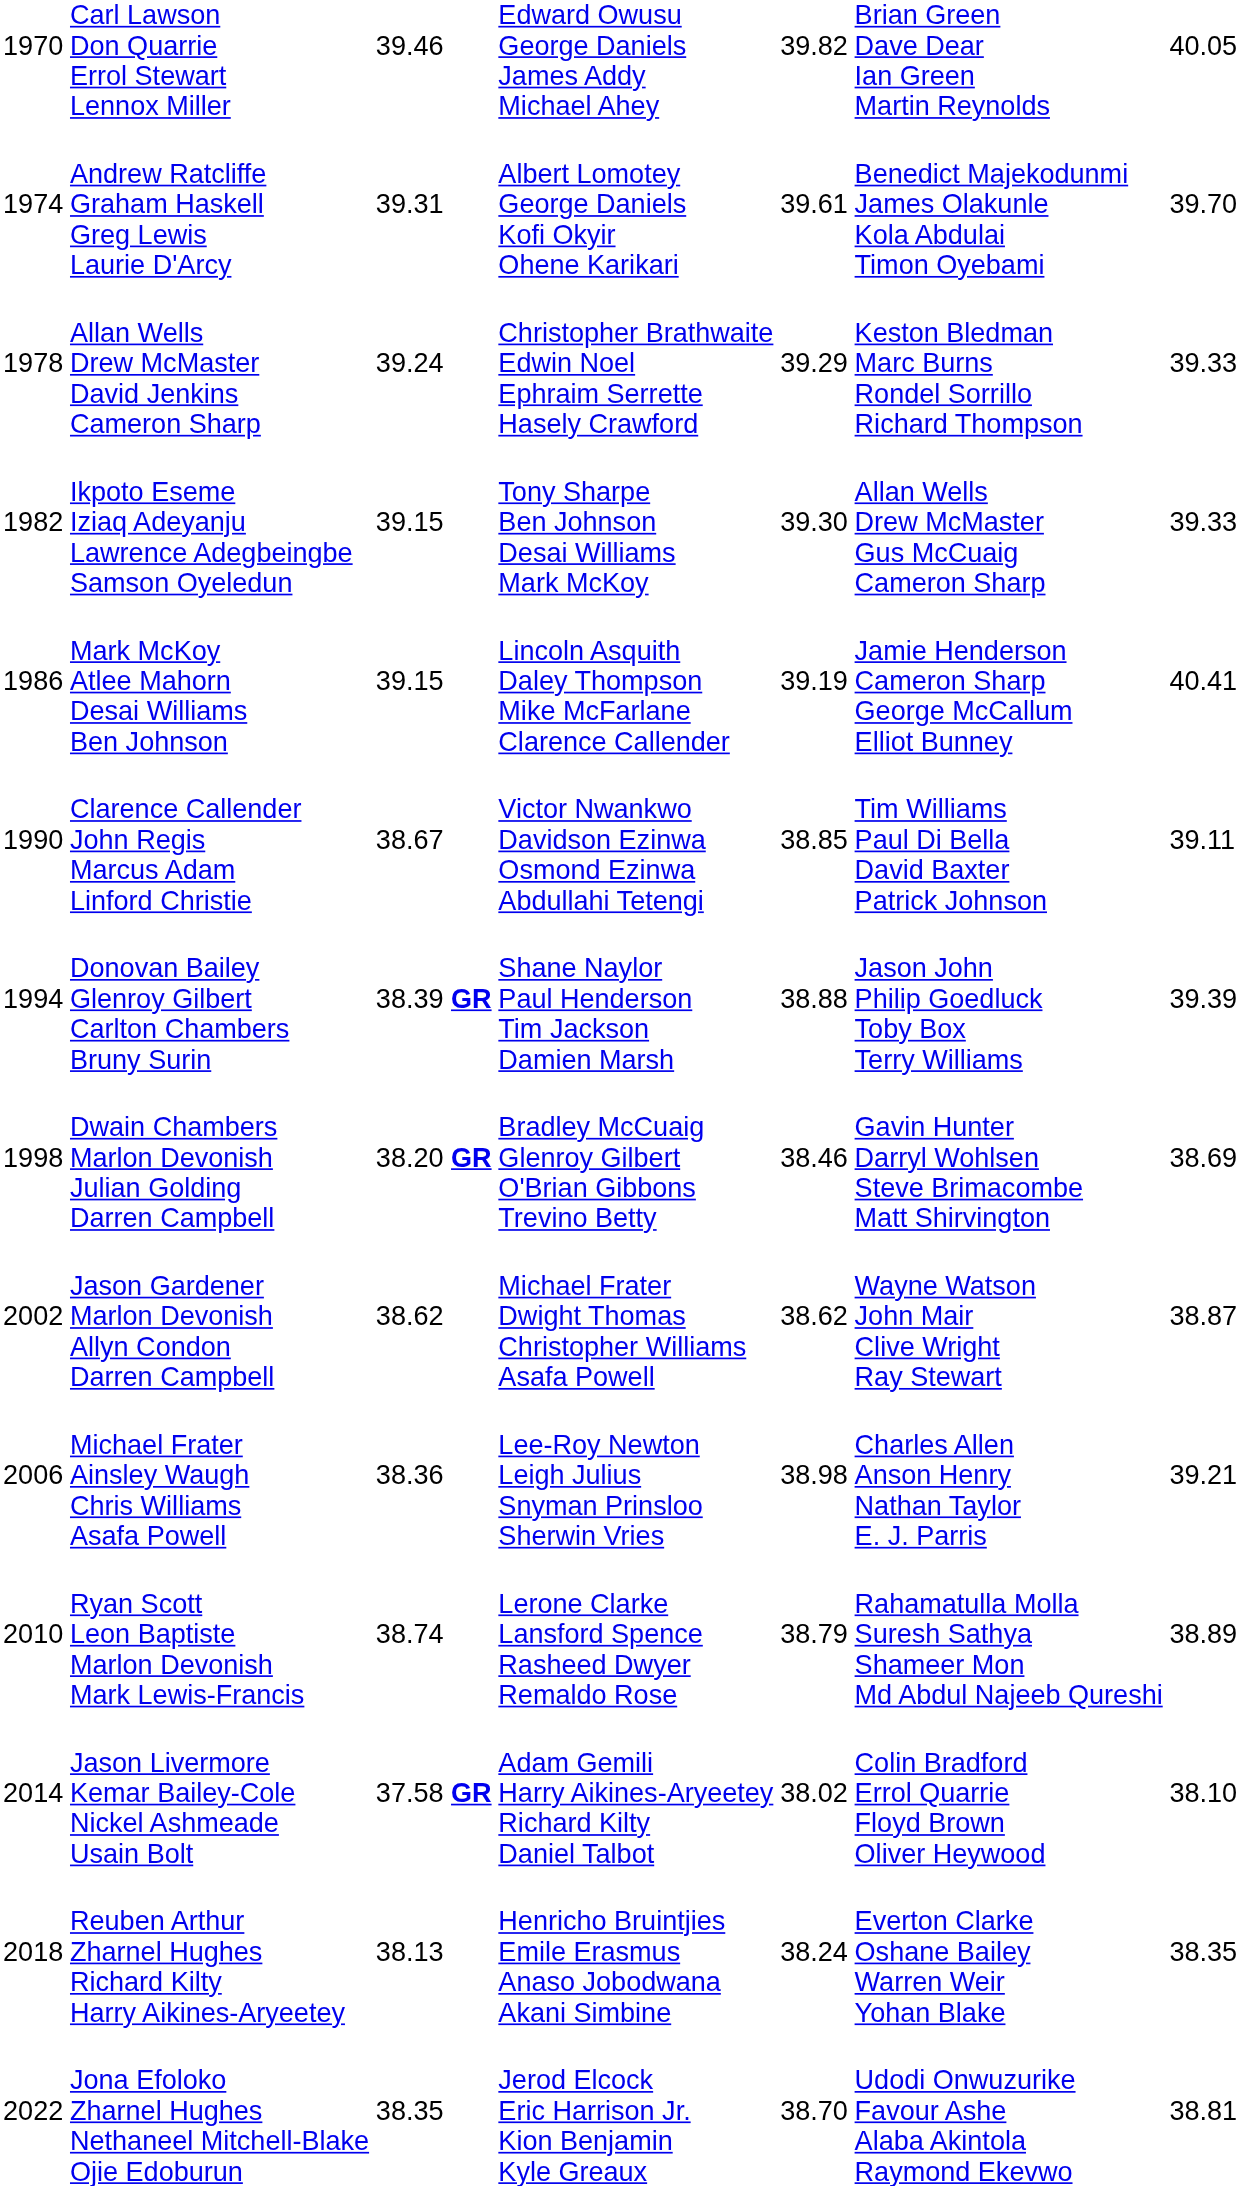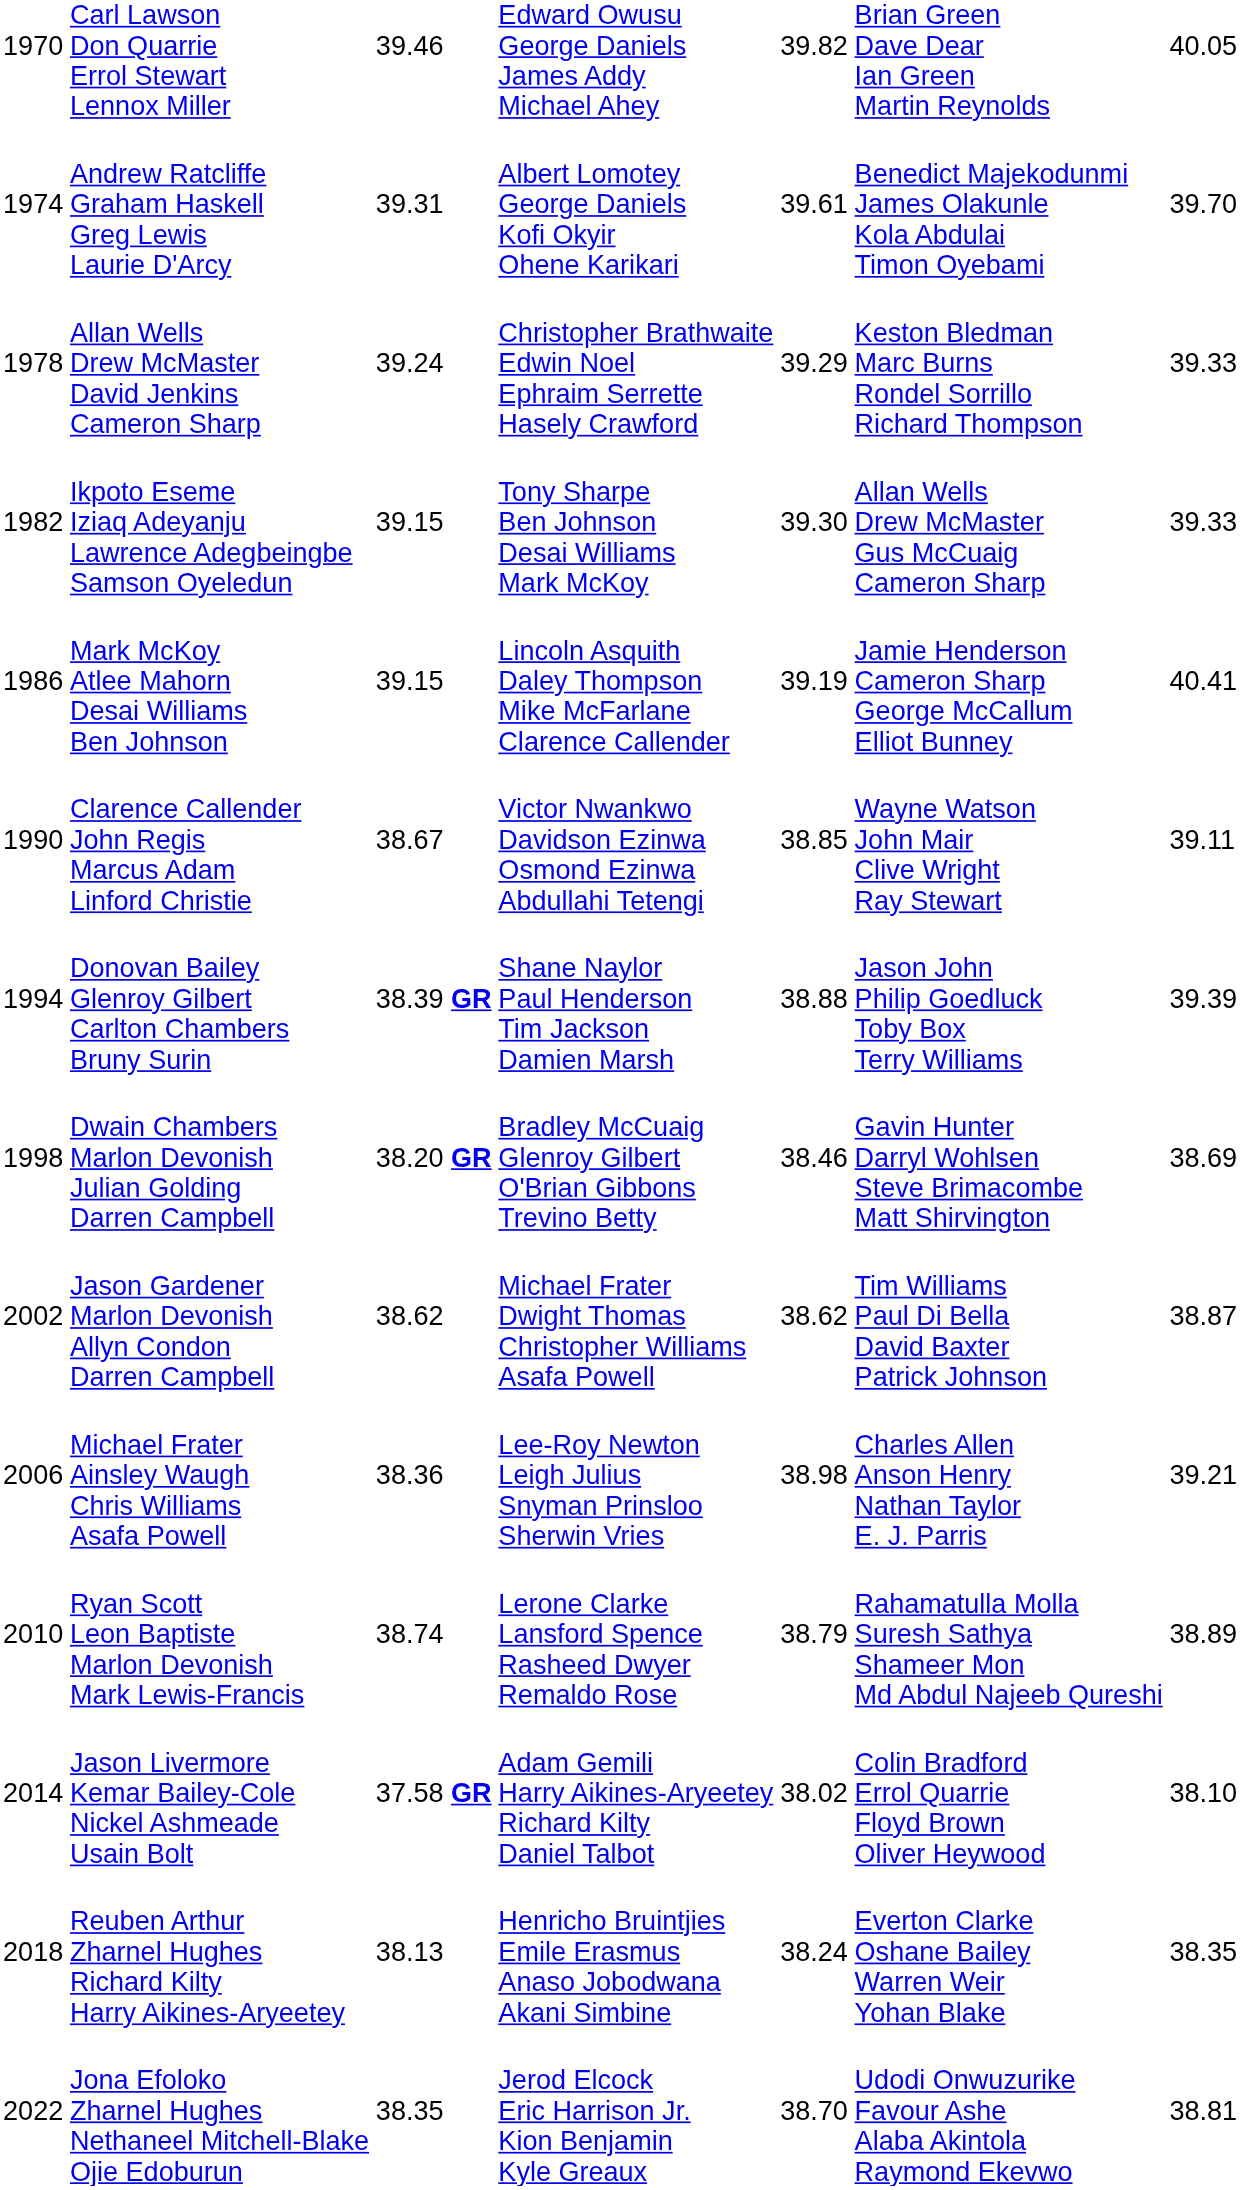(951, 855) Tim Williams Paul Di Bella David Baxter Patrick Johnson -> (945, 855) Wayne Watson John Mair Clive Wright Ray Stewart
(945, 1331) Wayne Watson John Mair Clive Wright Ray Stewart -> (951, 1331) Tim Williams Paul Di Bella David Baxter Patrick Johnson
